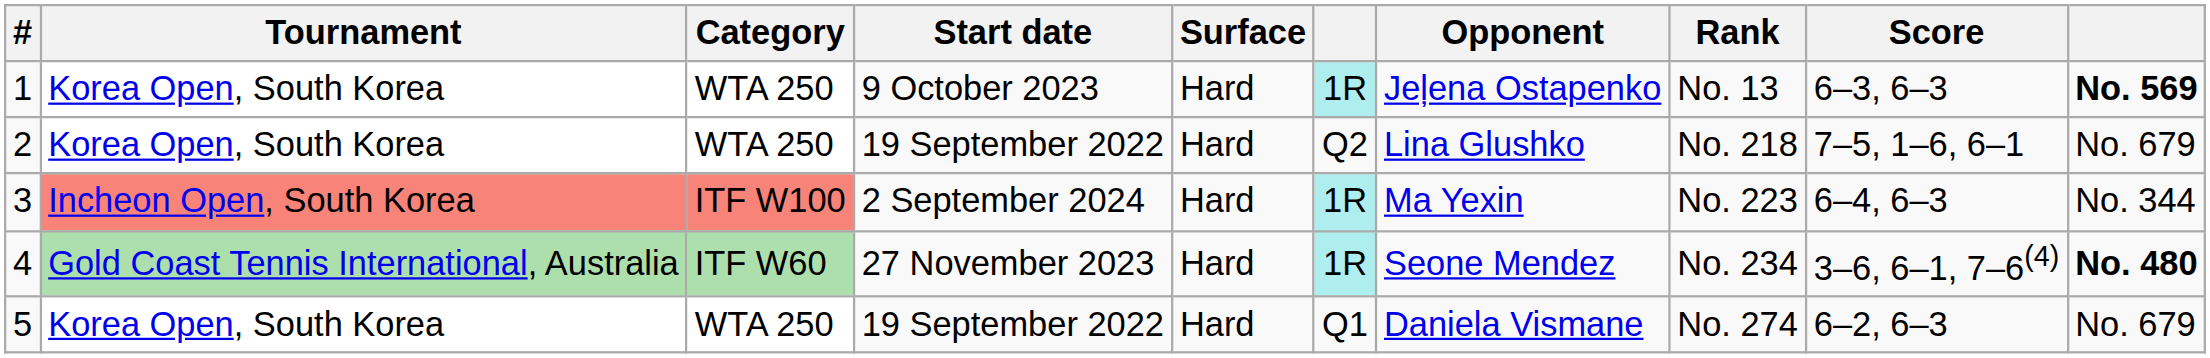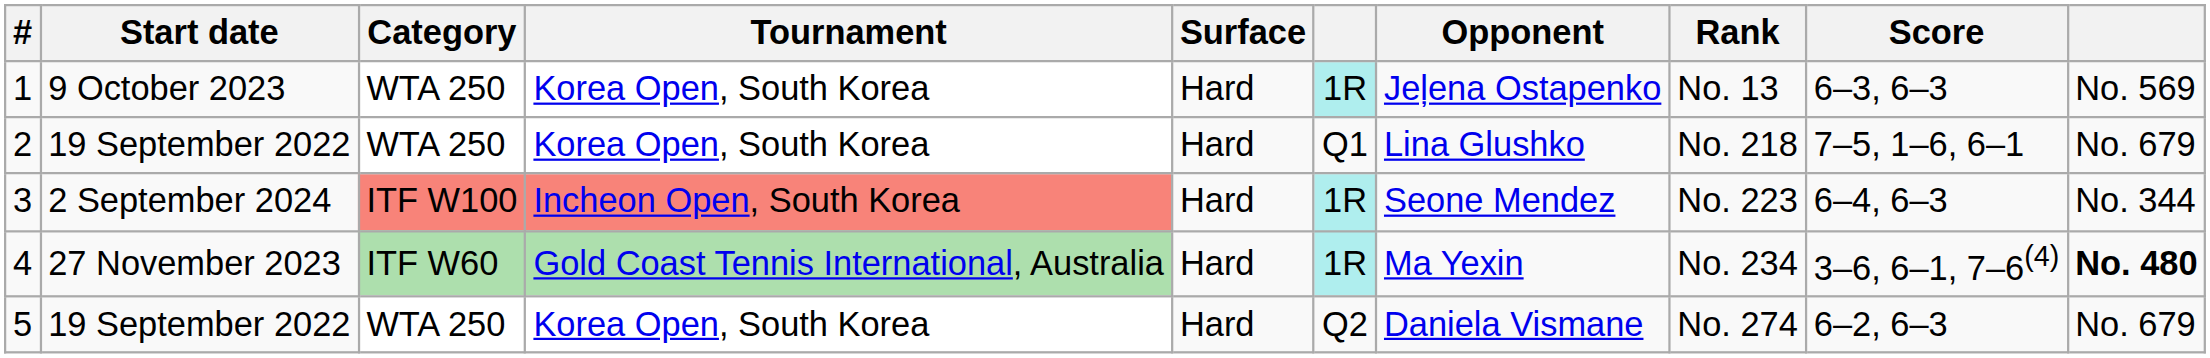columns swapped: (363, 32) <-> (1013, 32)
(2136, 89) bold -> (2135, 89) normal
(1345, 145) Q2 -> (1345, 145) Q1
(1454, 201) Ma Yexin -> (1500, 201) Seone Mendez
(1500, 262) Seone Mendez -> (1454, 262) Ma Yexin
(1345, 323) Q1 -> (1345, 323) Q2
